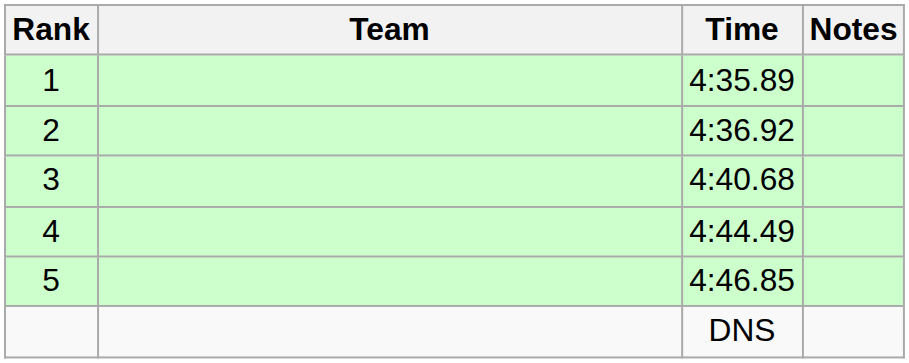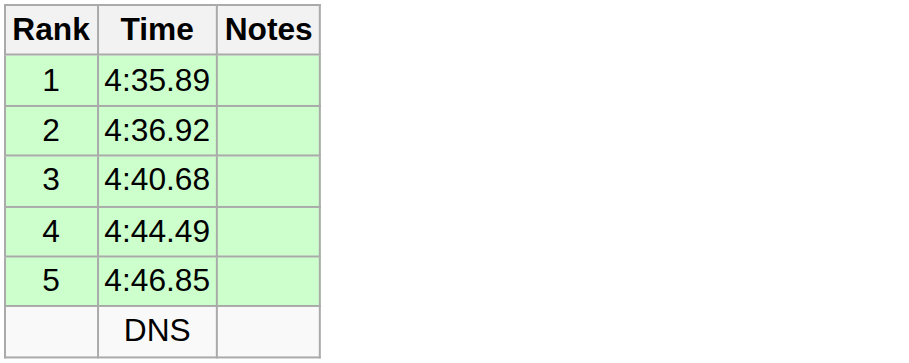- column: (389, 29)
